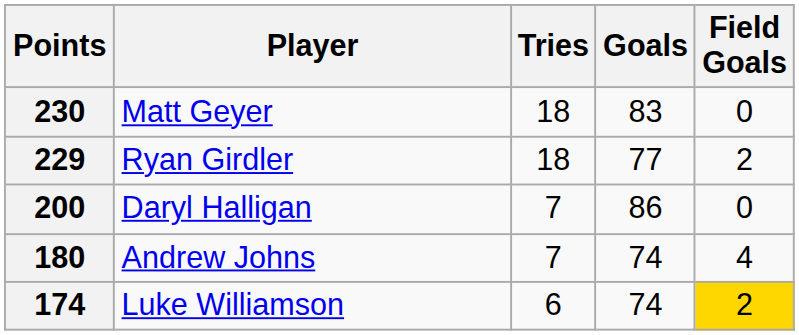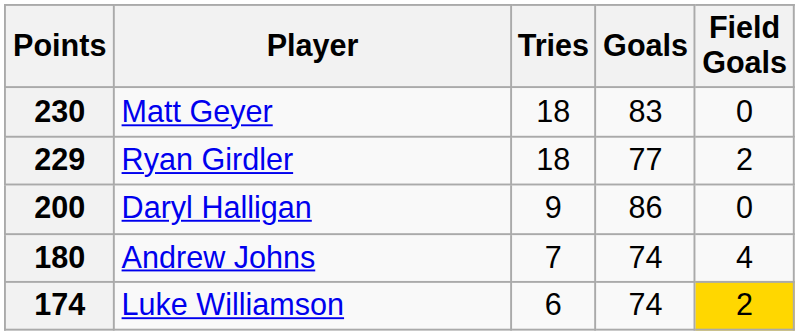(553, 208) 7 -> (553, 208) 9
